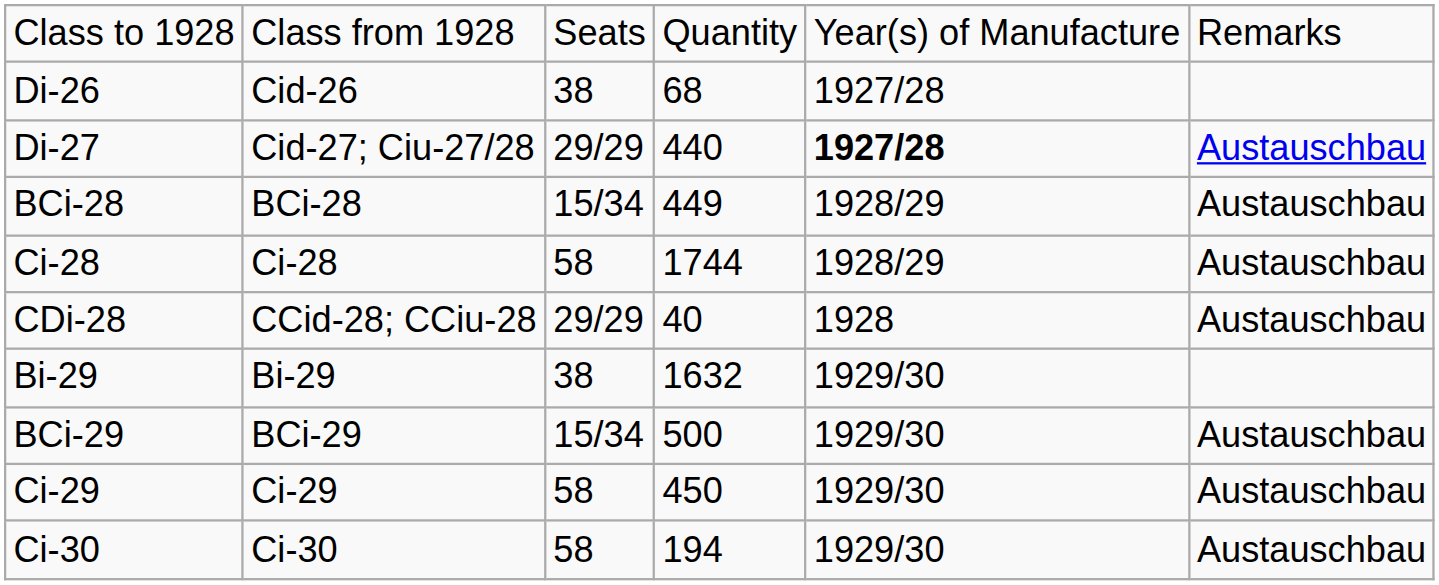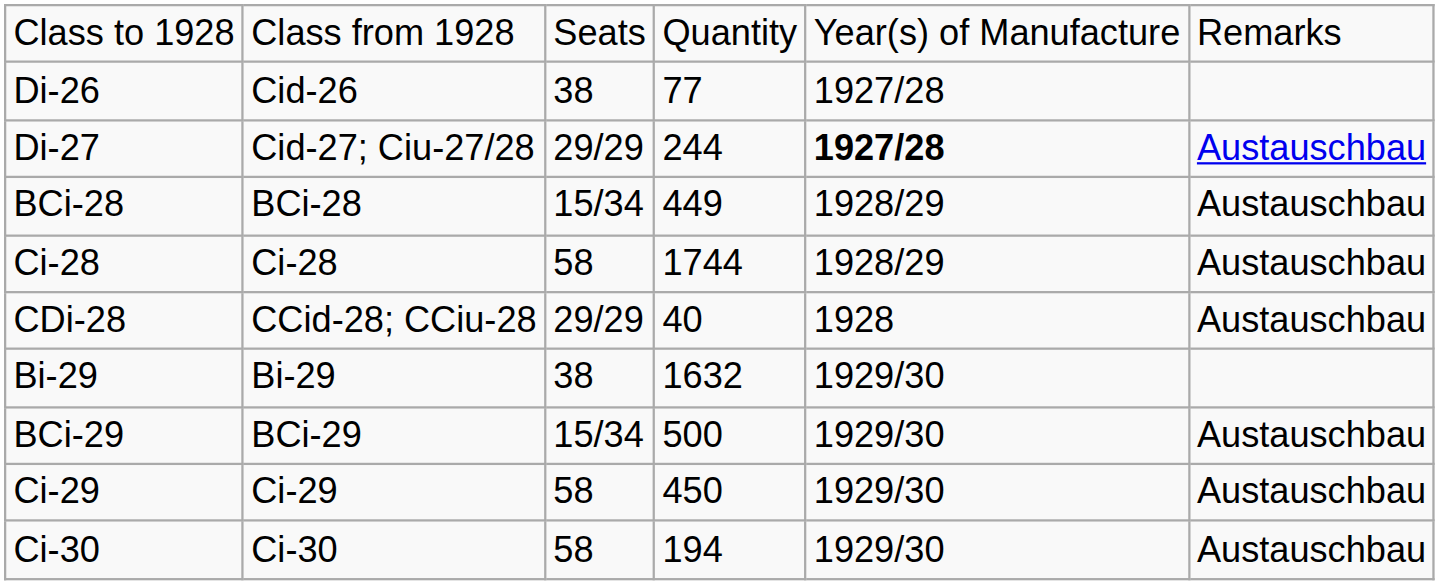(683, 90) 68 -> (683, 90) 77
(693, 147) 440 -> (693, 147) 244
